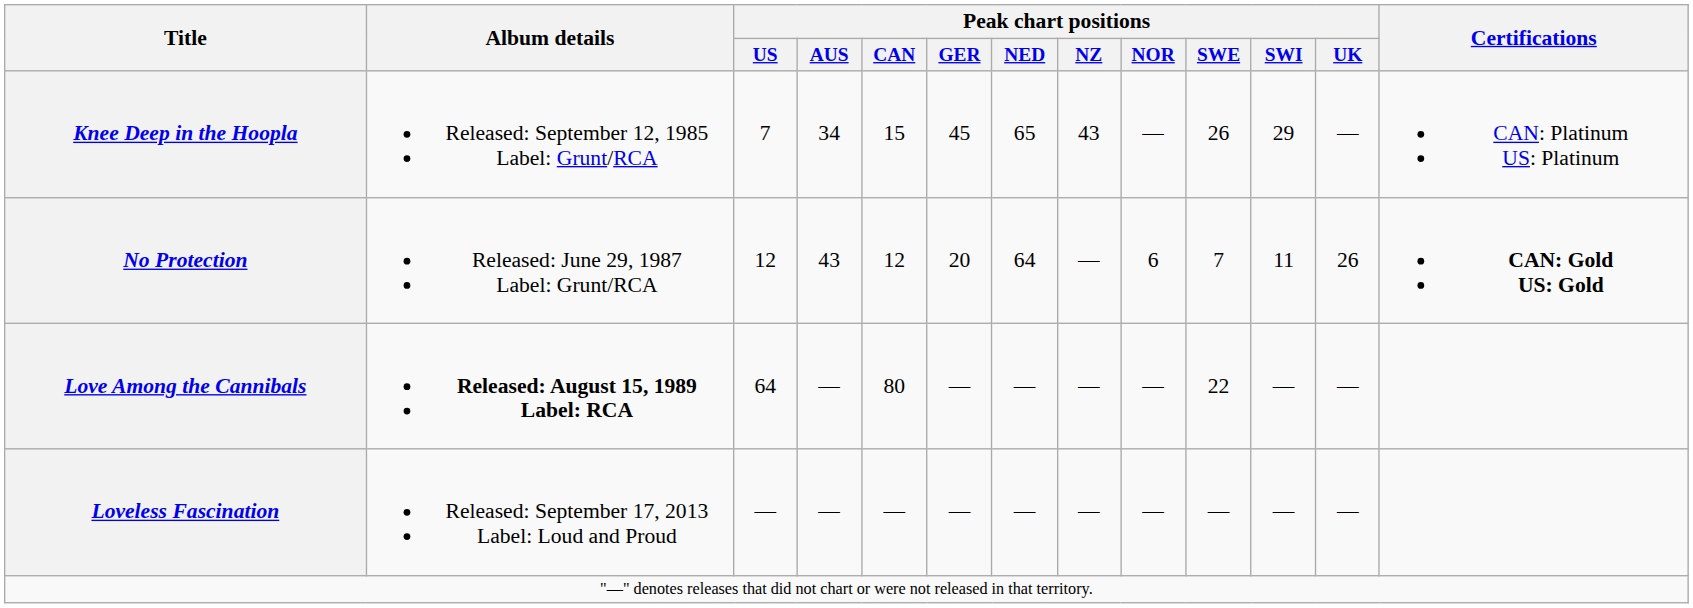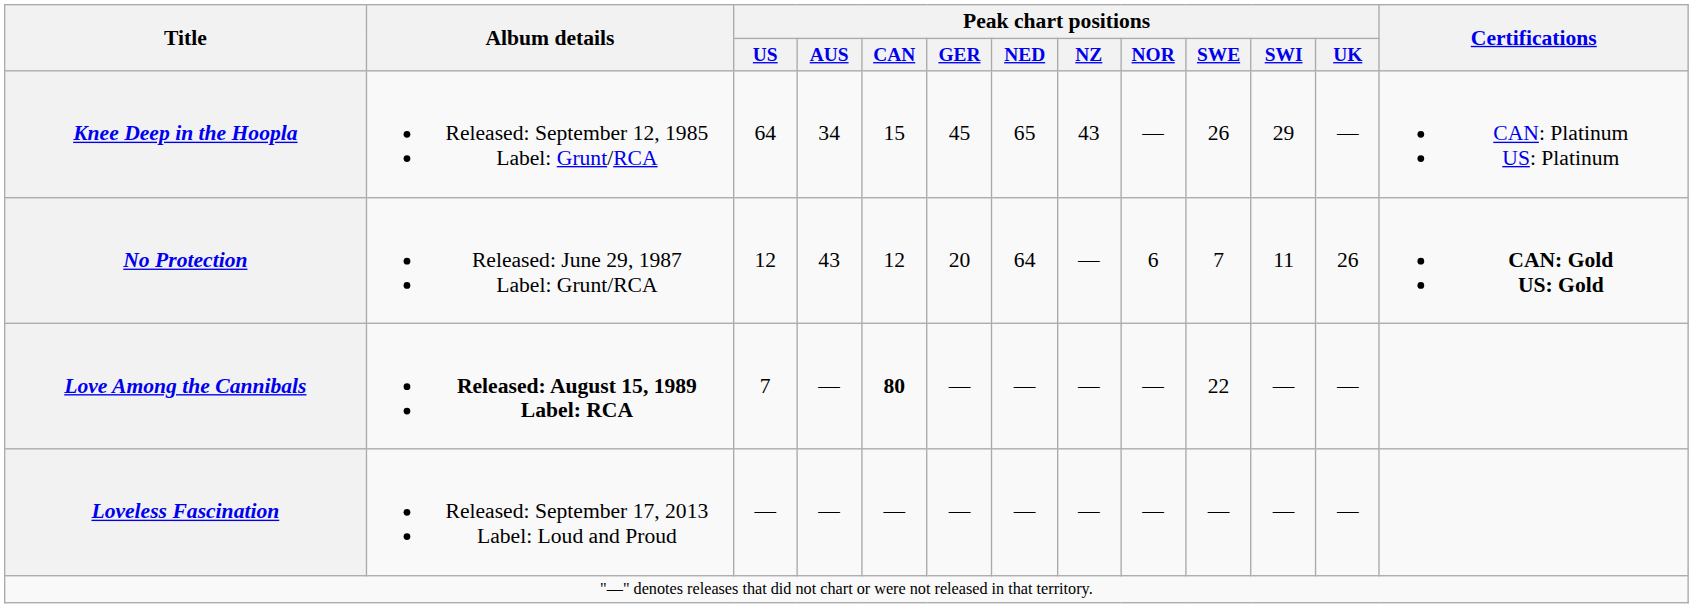(765, 133) 7 -> (765, 133) 64
(765, 385) 64 -> (765, 385) 7
(894, 385) normal -> (894, 385) bold
